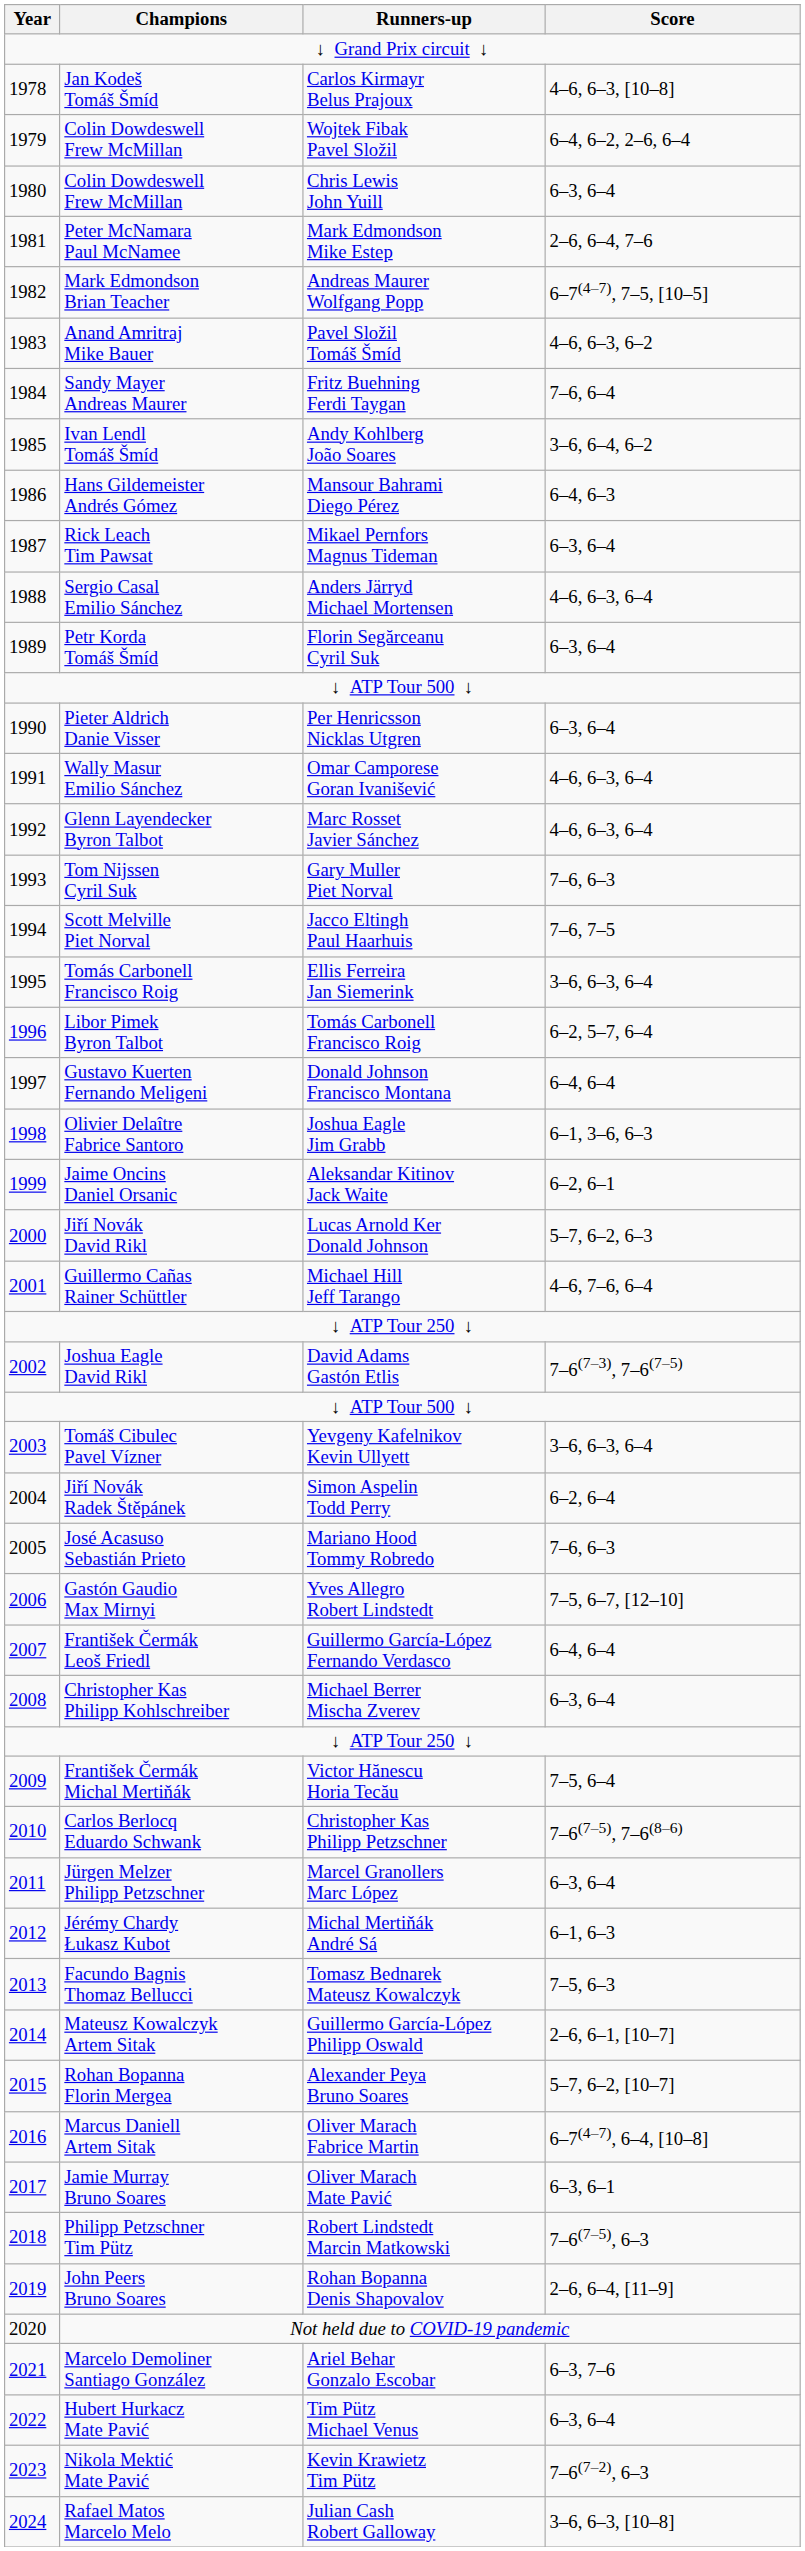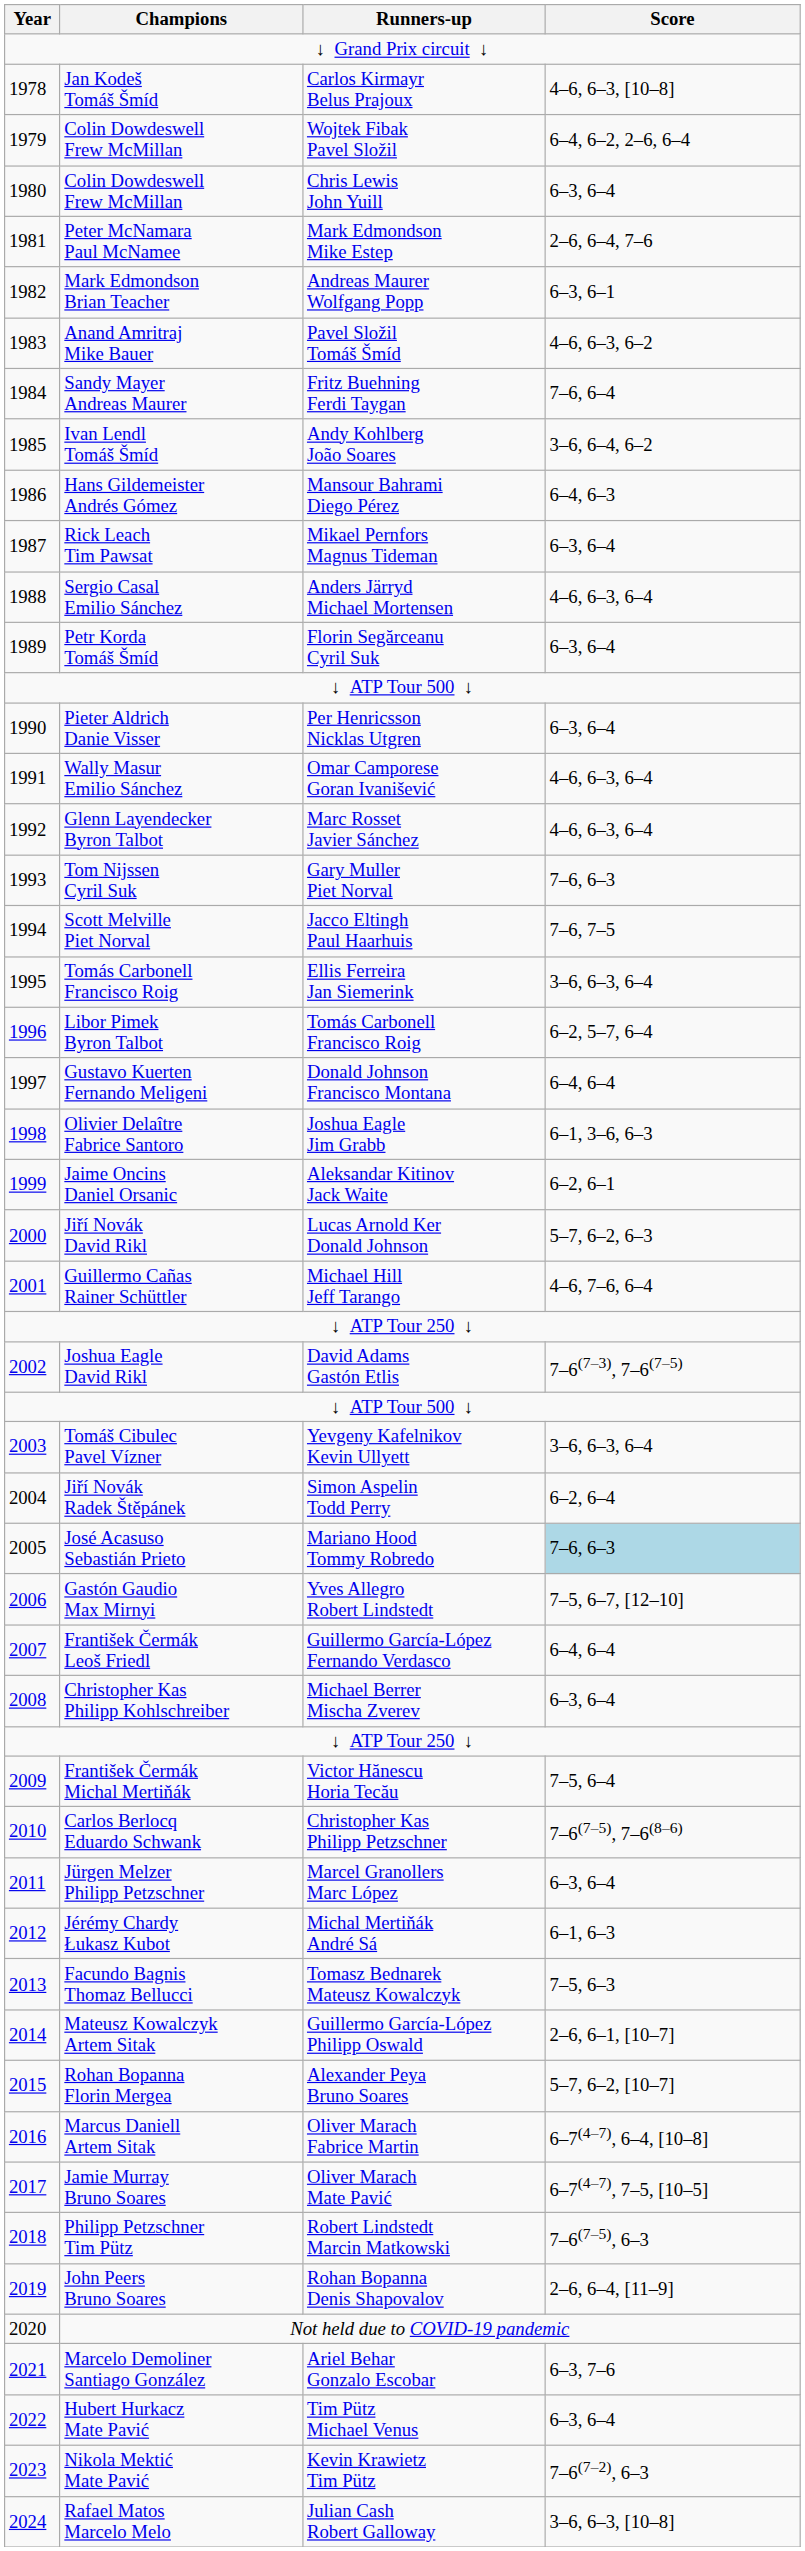(629, 292) 6–7(4–7), 7–5, [10–5] -> (582, 292) 6–3, 6–1
(582, 1548) no background -> (582, 1548) lightblue background
(582, 2187) 6–3, 6–1 -> (629, 2187) 6–7(4–7), 7–5, [10–5]
